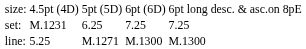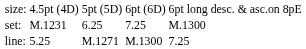(179, 25) 7.25 -> (187, 25) M.1300
(187, 41) M.1300 -> (179, 41) 7.25
